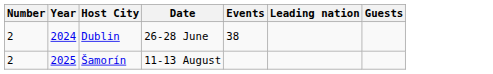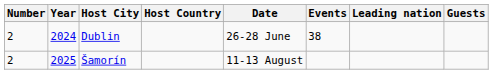+ column: (183, 13)
